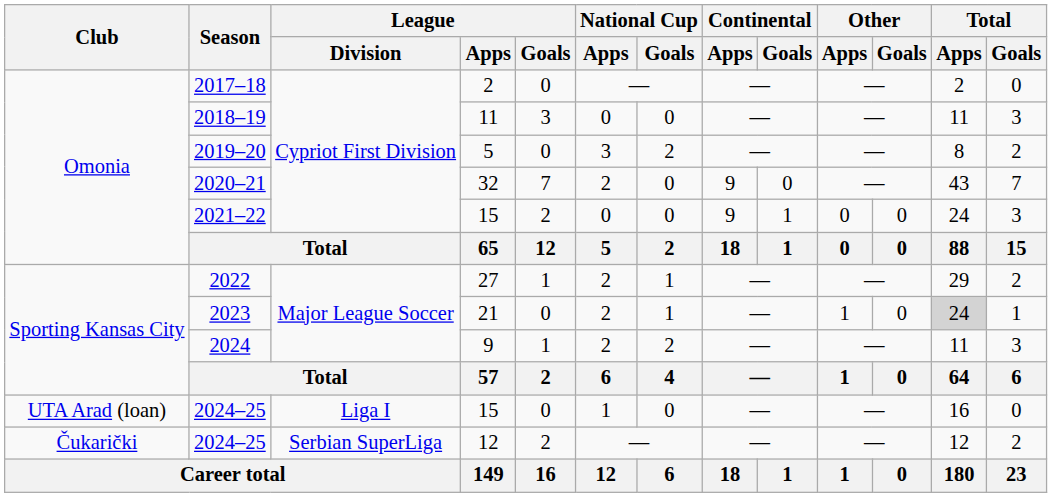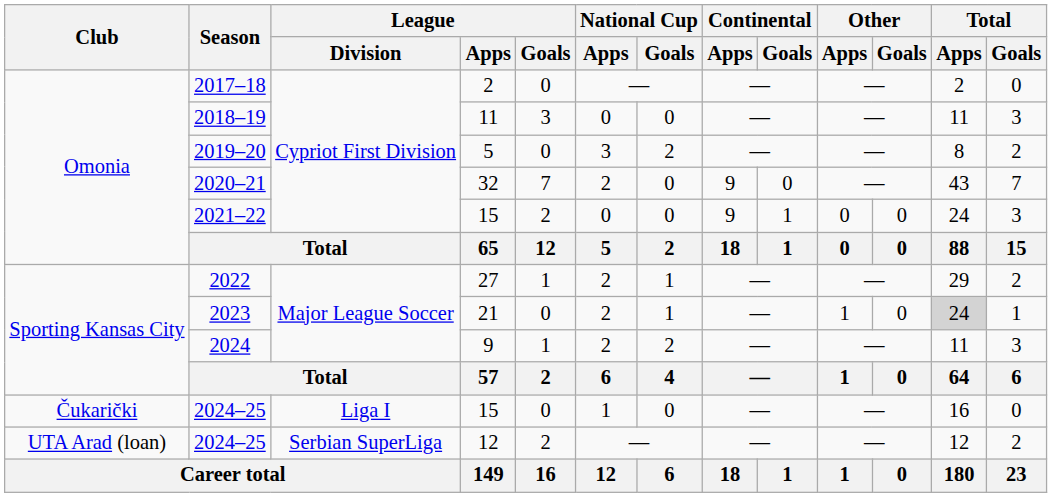(97, 410) UTA Arad (loan) -> (97, 410) Čukarički
(97, 442) Čukarički -> (97, 442) UTA Arad (loan)
